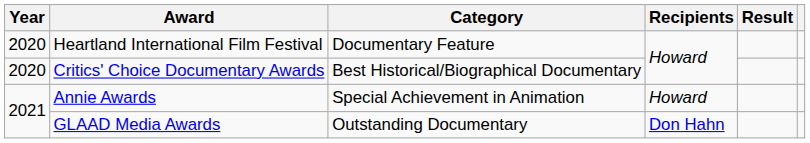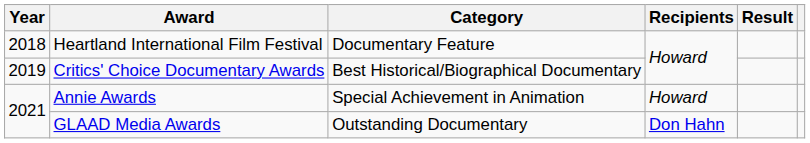(27, 44) 2020 -> (27, 44) 2018
(27, 71) 2020 -> (27, 71) 2019
